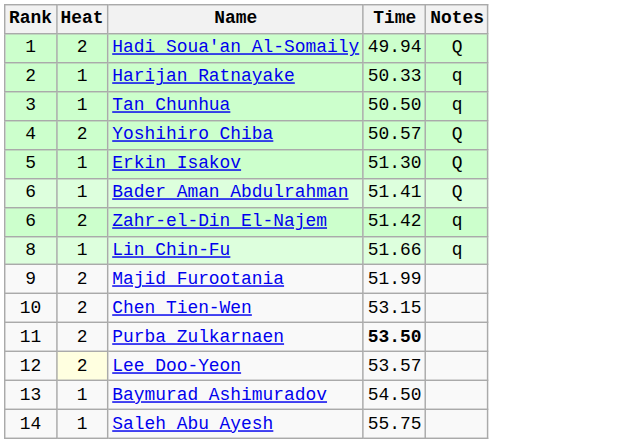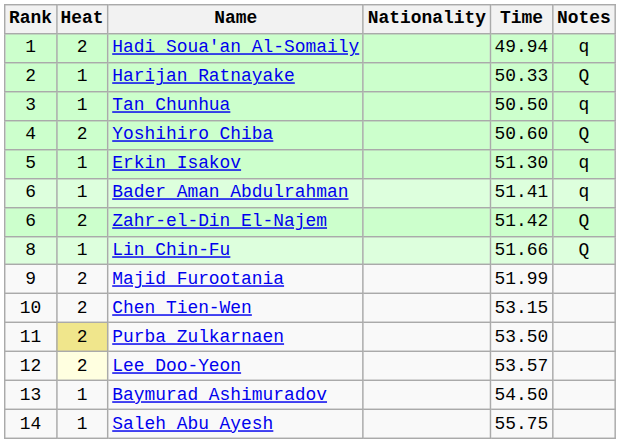+ column: (427, 20)
(457, 48) Q -> (584, 48) q
(457, 77) q -> (584, 77) Q
(395, 135) 50.57 -> (521, 135) 50.60
(457, 164) Q -> (584, 164) q
(457, 193) Q -> (584, 193) q
(457, 222) q -> (584, 222) Q
(457, 251) q -> (584, 251) Q
(82, 338) no background -> (82, 338) khaki background
(395, 338) bold -> (521, 338) normal
